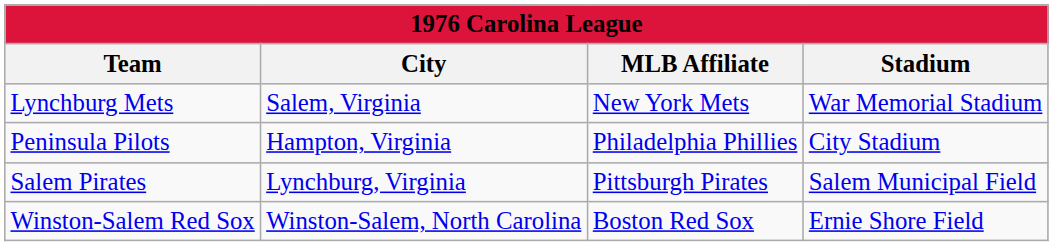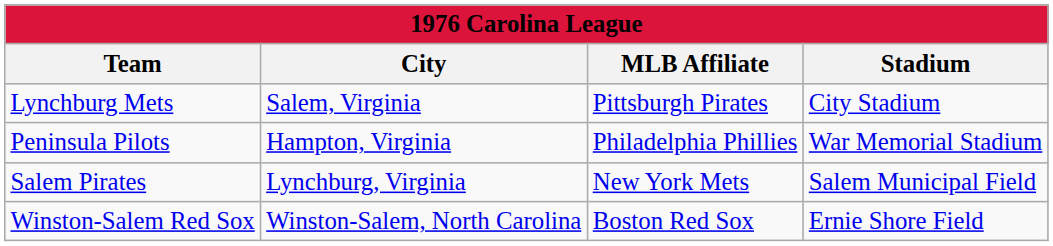(671, 102) New York Mets -> (680, 102) Pittsburgh Pirates
(926, 102) War Memorial Stadium -> (875, 102) City Stadium
(875, 142) City Stadium -> (926, 142) War Memorial Stadium
(680, 181) Pittsburgh Pirates -> (671, 181) New York Mets
